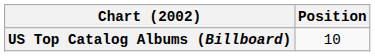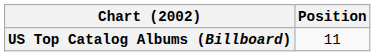(332, 40) 10 -> (332, 40) 11
